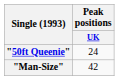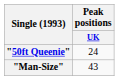(93, 67) 42 -> (93, 67) 43
